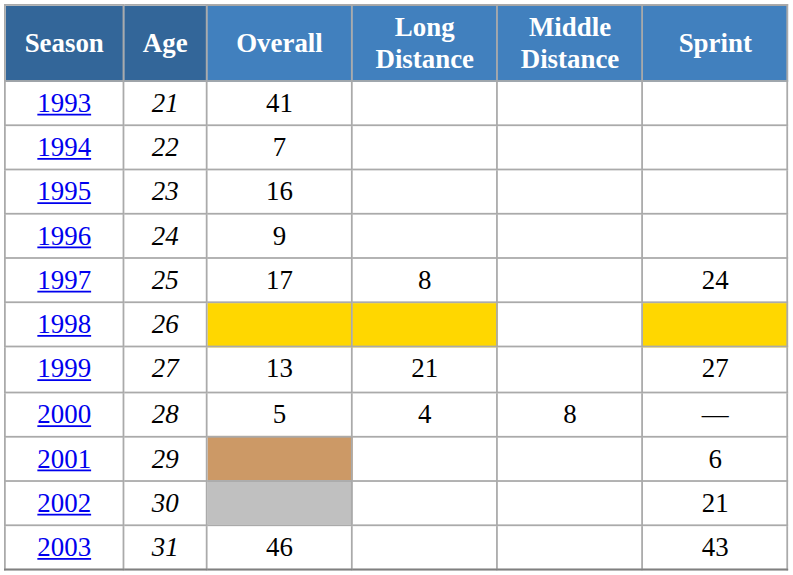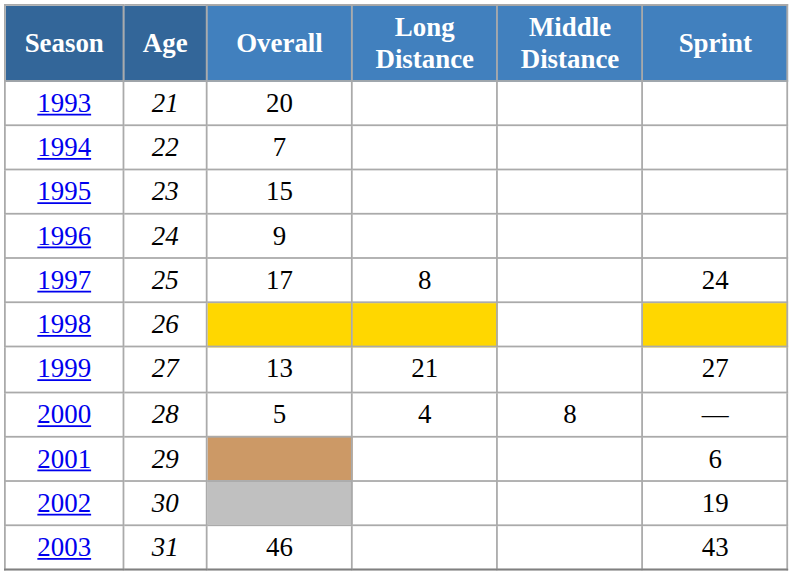(280, 103) 41 -> (280, 103) 20
(280, 191) 16 -> (280, 191) 15
(715, 502) 21 -> (715, 502) 19
